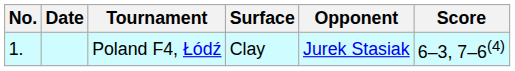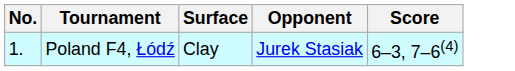- column: (65, 18)
